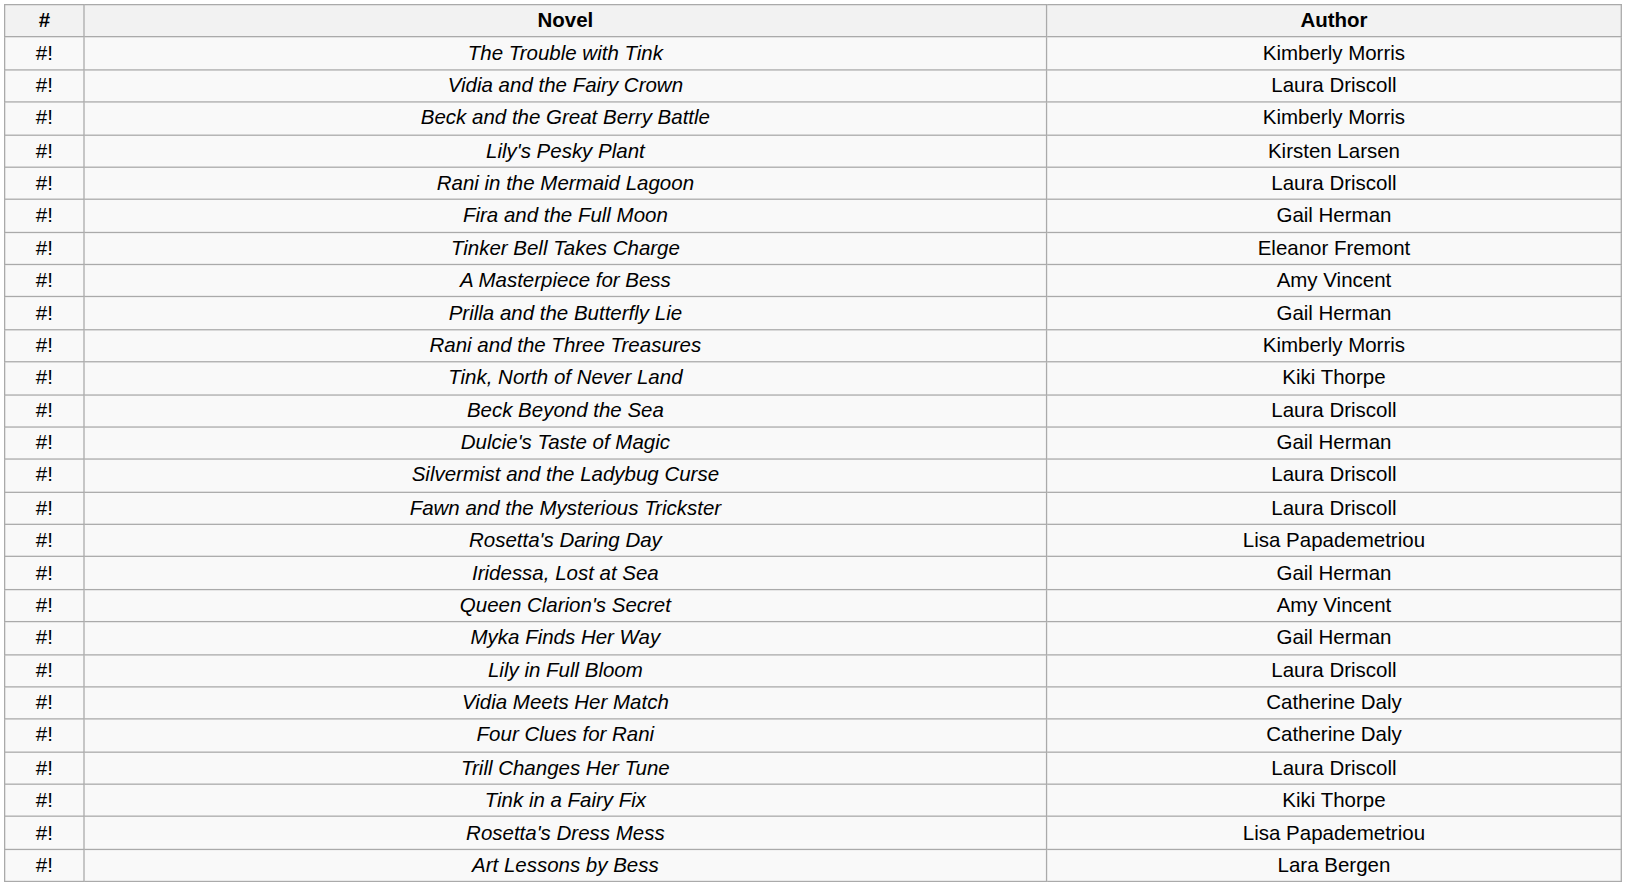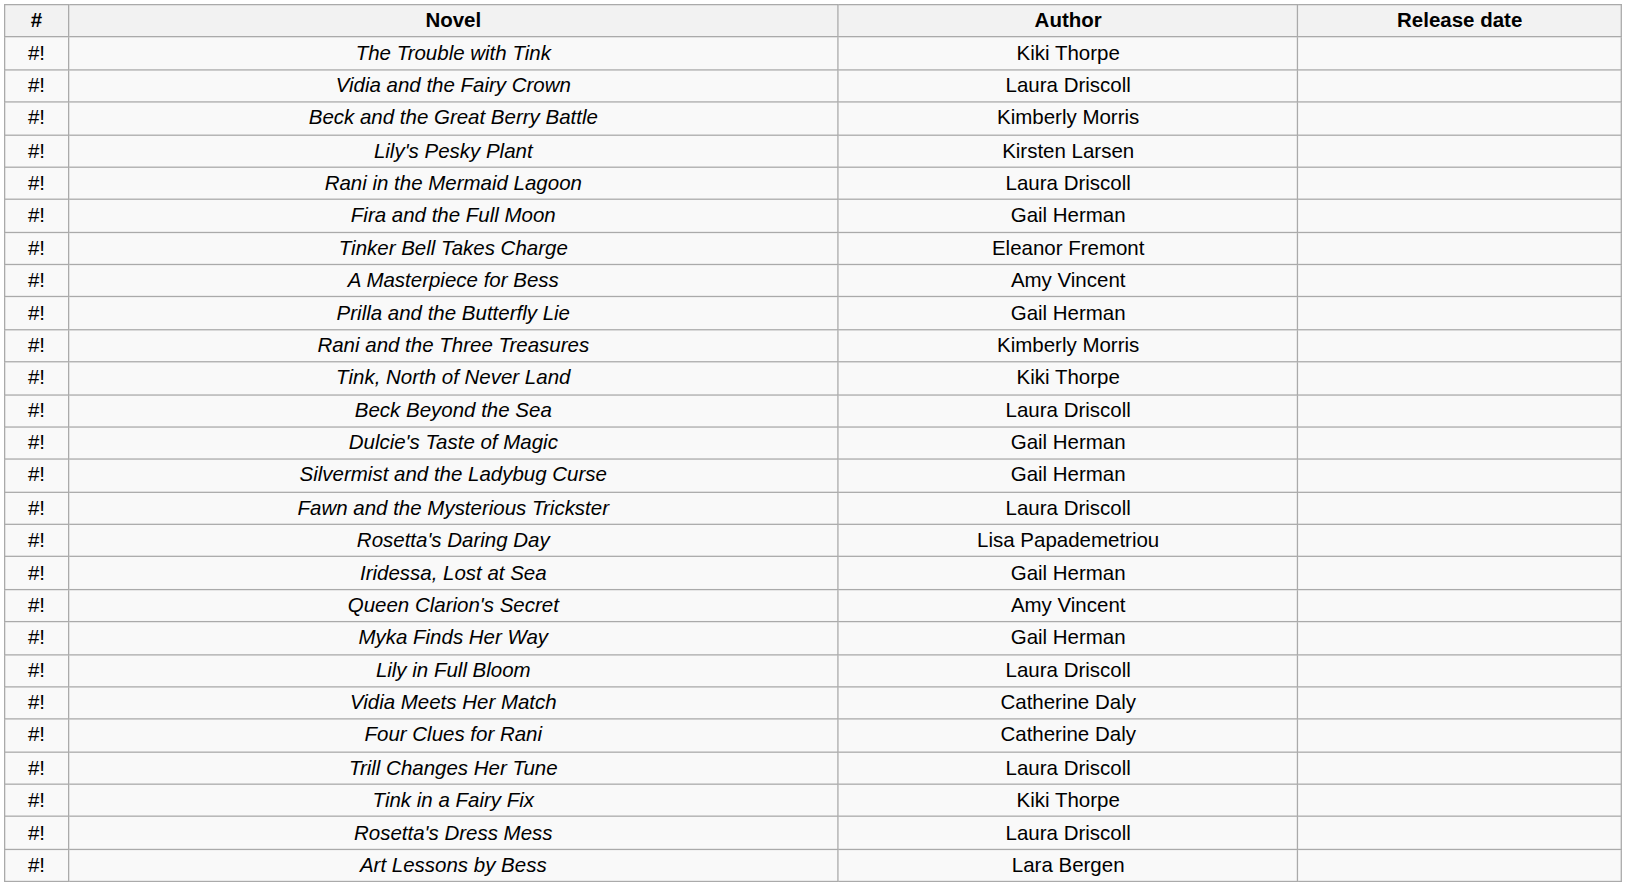+ column: (1460, 20)
(1334, 53) Kimberly Morris -> (1068, 53) Kiki Thorpe
(1334, 475) Laura Driscoll -> (1068, 475) Gail Herman
(1334, 832) Lisa Papademetriou -> (1068, 832) Laura Driscoll
